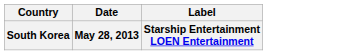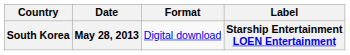+ column: (183, 12)
